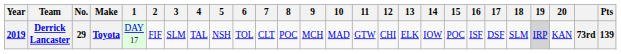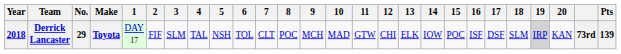(16, 34) 2019 -> (16, 34) 2018
